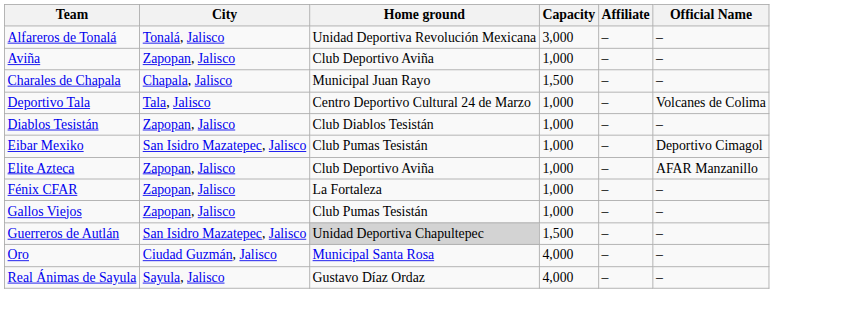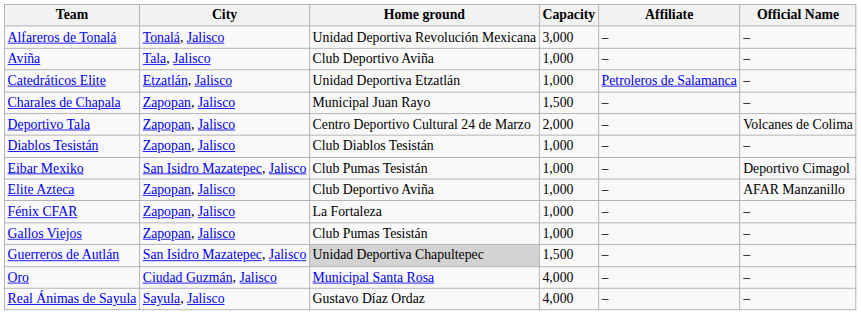(189, 59) Zapopan, Jalisco -> (177, 59) Tala, Jalisco
+ row: (57, 80)
(187, 80) Chapala, Jalisco -> (189, 102) Zapopan, Jalisco
(177, 102) Tala, Jalisco -> (189, 124) Zapopan, Jalisco
(558, 102) 1,000 -> (558, 124) 2,000
